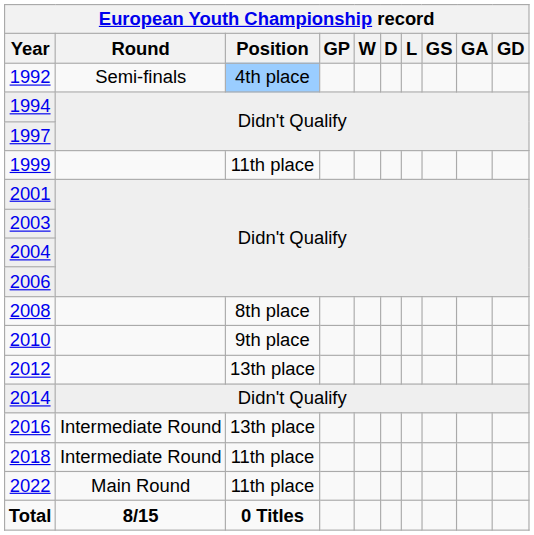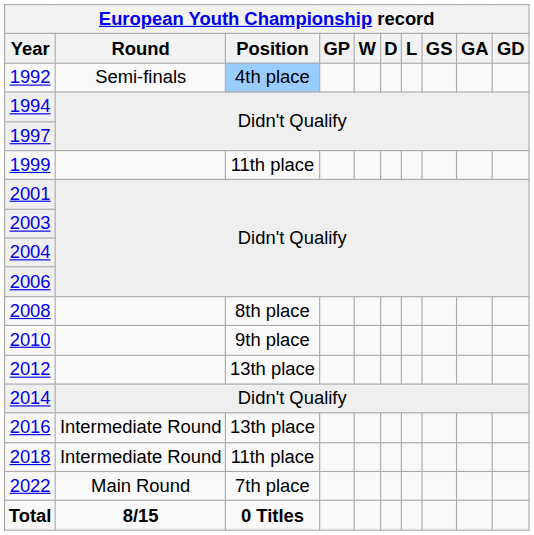(272, 485) 11th place -> (272, 485) 7th place
